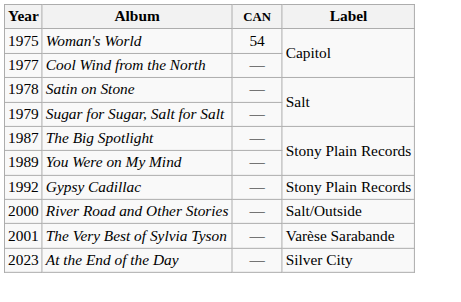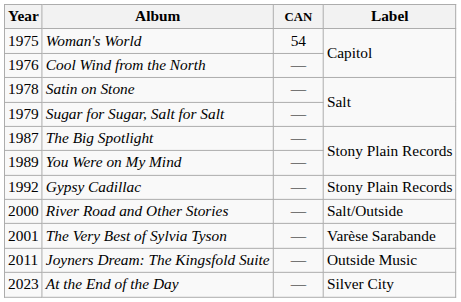(23, 65) 1977 -> (23, 65) 1976
+ row: (158, 260)
